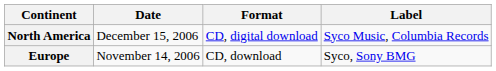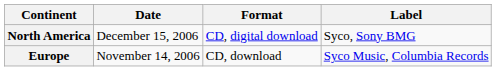(406, 35) Syco Music, Columbia Records -> (370, 35) Syco, Sony BMG
(370, 55) Syco, Sony BMG -> (406, 55) Syco Music, Columbia Records
